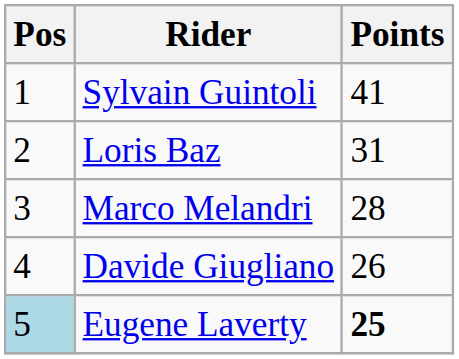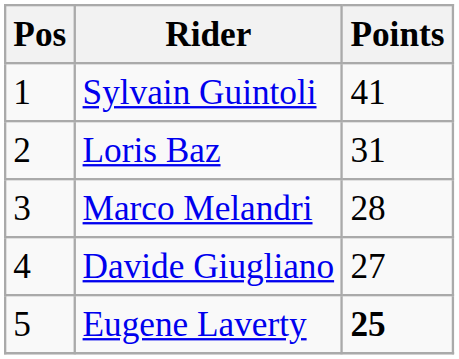(368, 266) 26 -> (368, 266) 27
(22, 324) lightblue background -> (22, 324) no background
